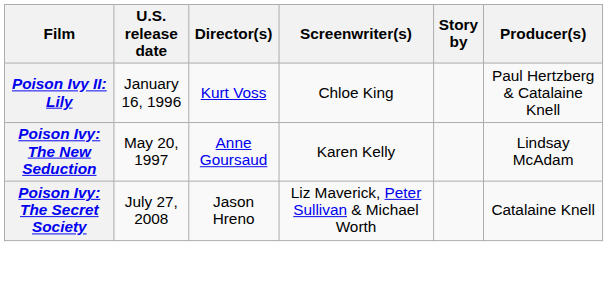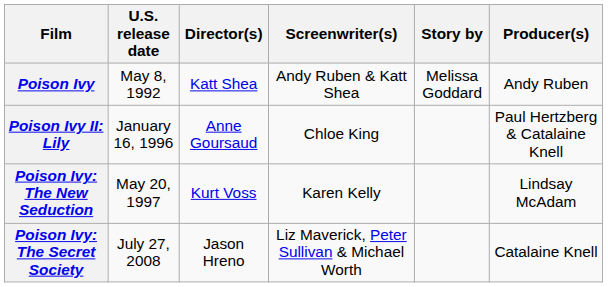+ row: (56, 84)
(234, 92) Kurt Voss -> (224, 134) Anne Goursaud
(234, 151) Anne Goursaud -> (224, 193) Kurt Voss
